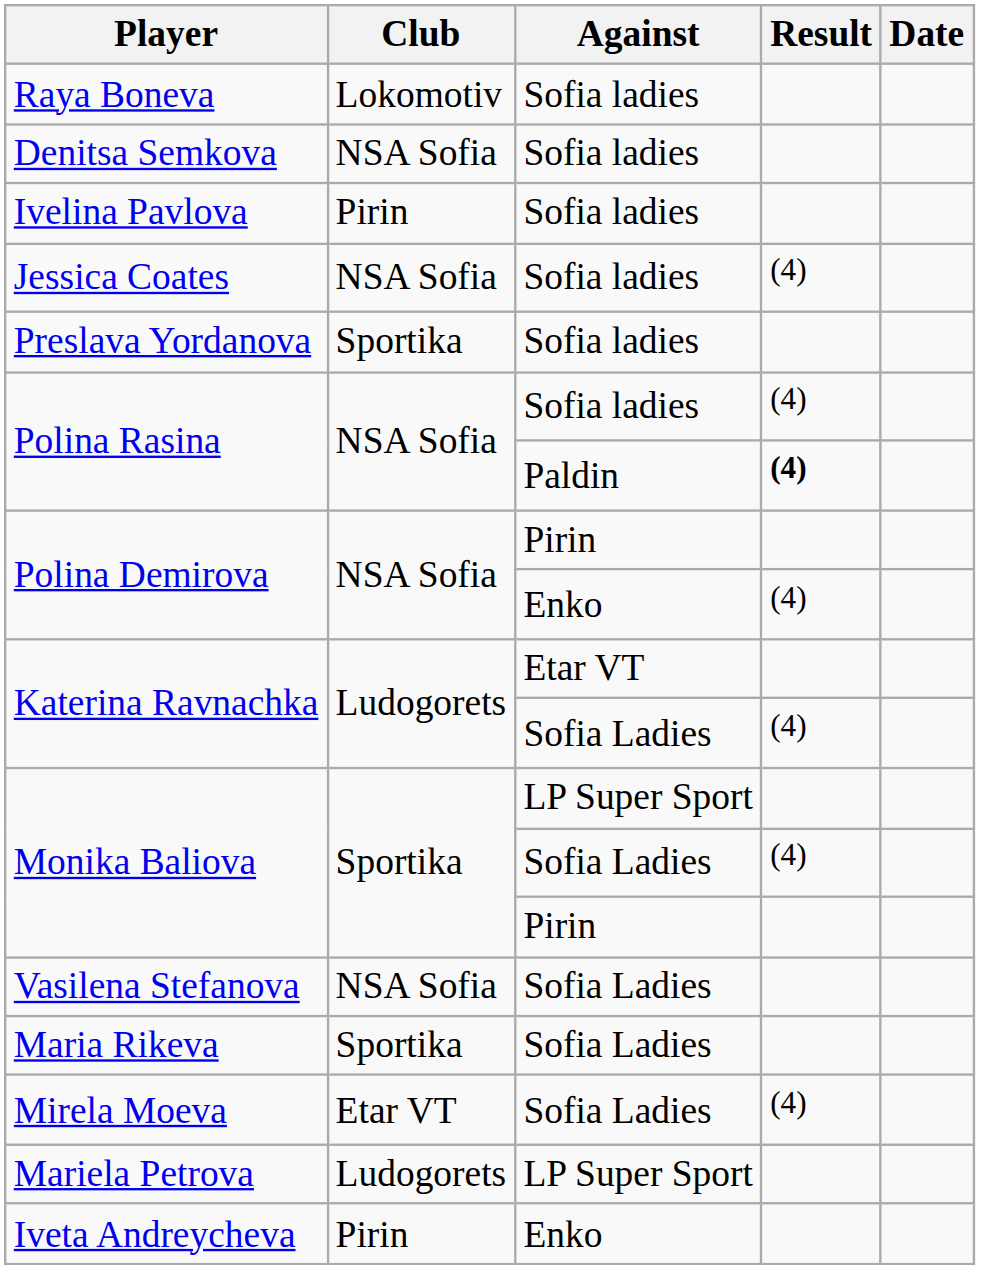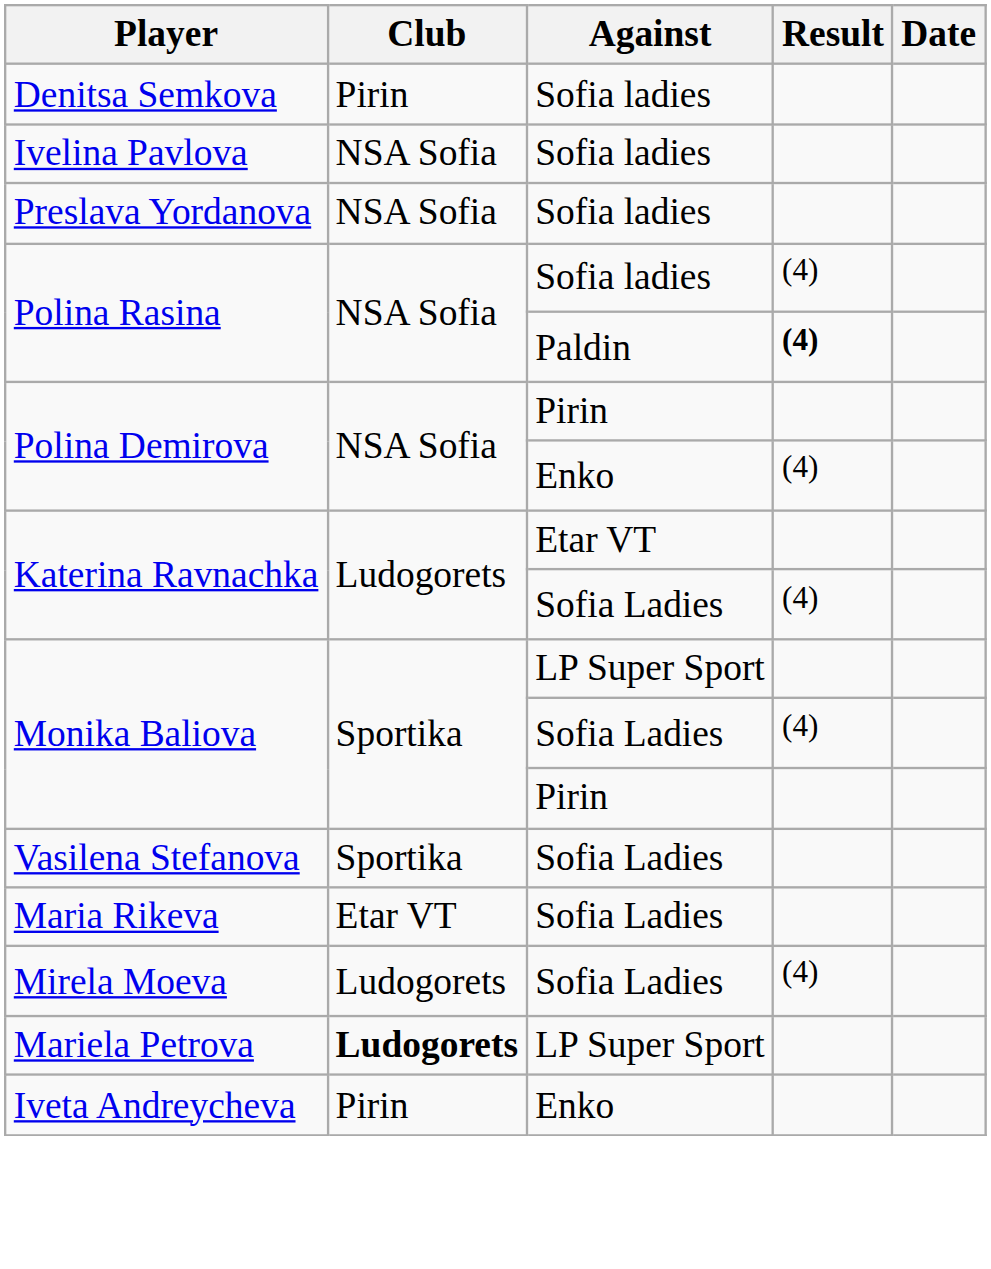- row: (114, 93)
(416, 152) NSA Sofia -> (372, 93) Pirin
(372, 212) Pirin -> (416, 152) NSA Sofia
- row: (121, 276)
(399, 341) Sportika -> (416, 212) NSA Sofia
(416, 985) NSA Sofia -> (399, 856) Sportika
(399, 1044) Sportika -> (396, 916) Etar VT
(396, 1109) Etar VT -> (421, 980) Ludogorets
(421, 1173) normal -> (427, 1044) bold
